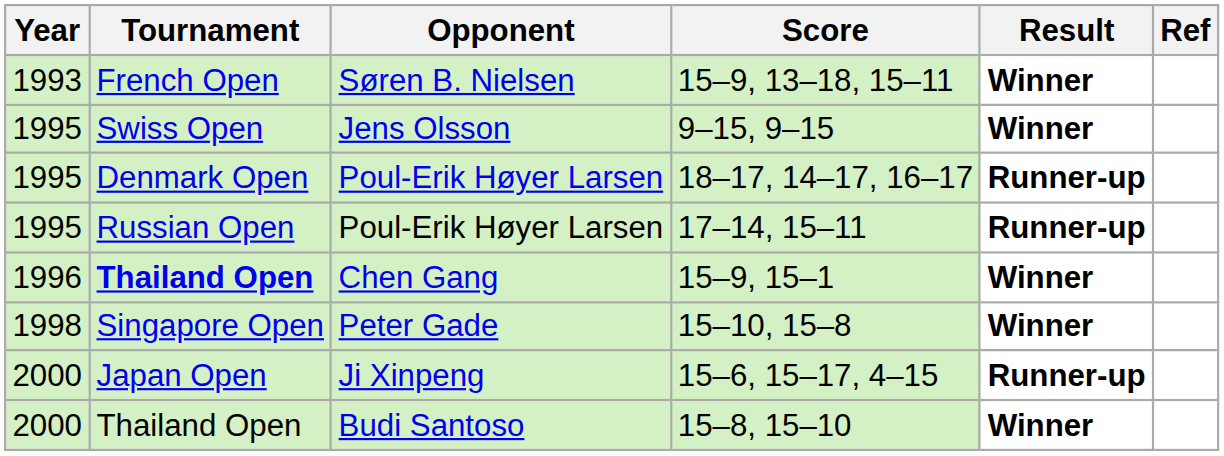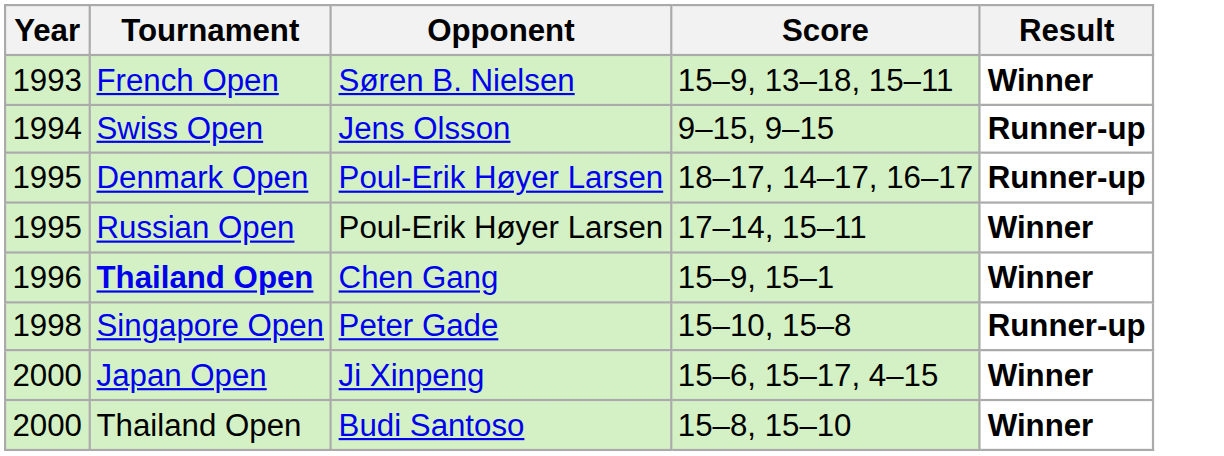- column: (1185, 30)
(47, 129) 1995 -> (47, 129) 1994
(1040, 129) Winner -> (1067, 129) Runner-up
(1067, 228) Runner-up -> (1040, 228) Winner
(1040, 326) Winner -> (1067, 326) Runner-up
(1067, 376) Runner-up -> (1040, 376) Winner
